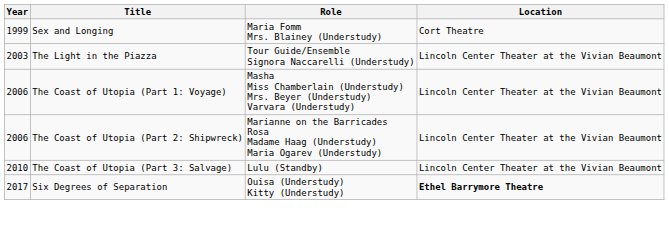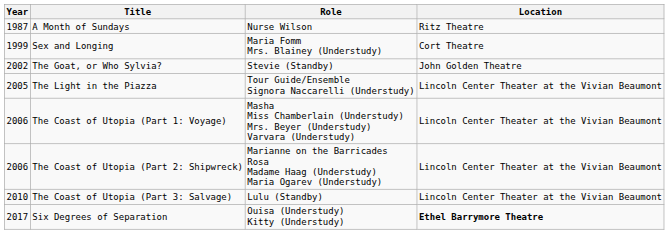+ row: (81, 26)
+ row: (97, 66)
(17, 56) 2003 -> (17, 86) 2005
